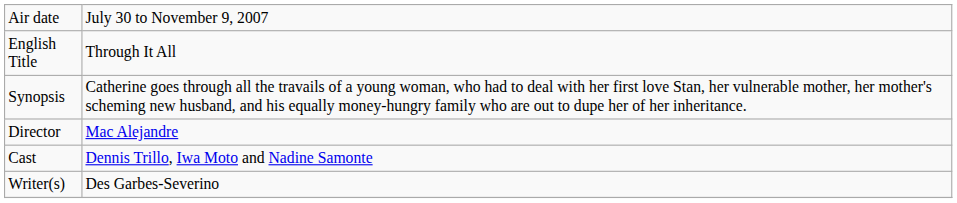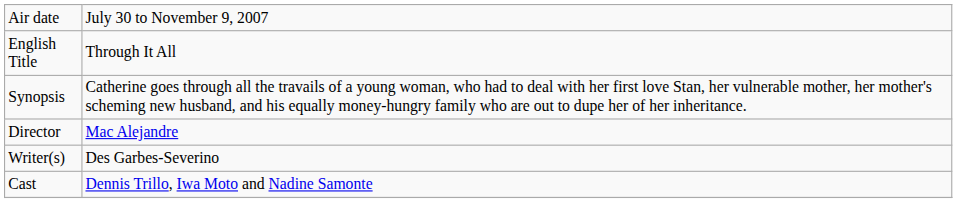rows swapped: (37, 184) <-> (22, 158)
